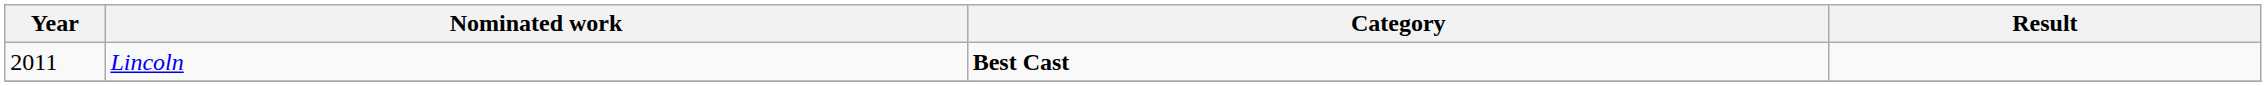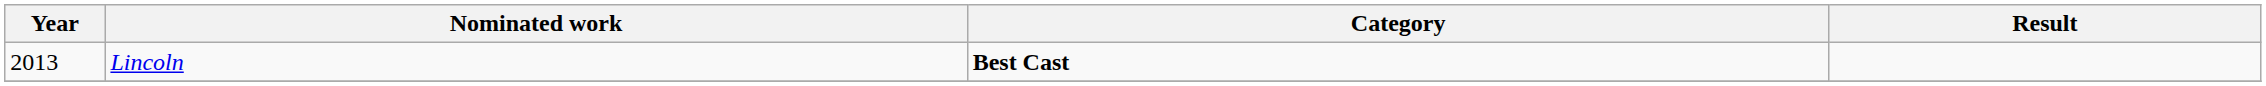(34, 61) 2011 -> (34, 61) 2013
